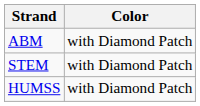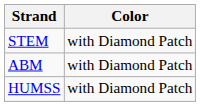rows swapped: (28, 64) <-> (25, 40)
